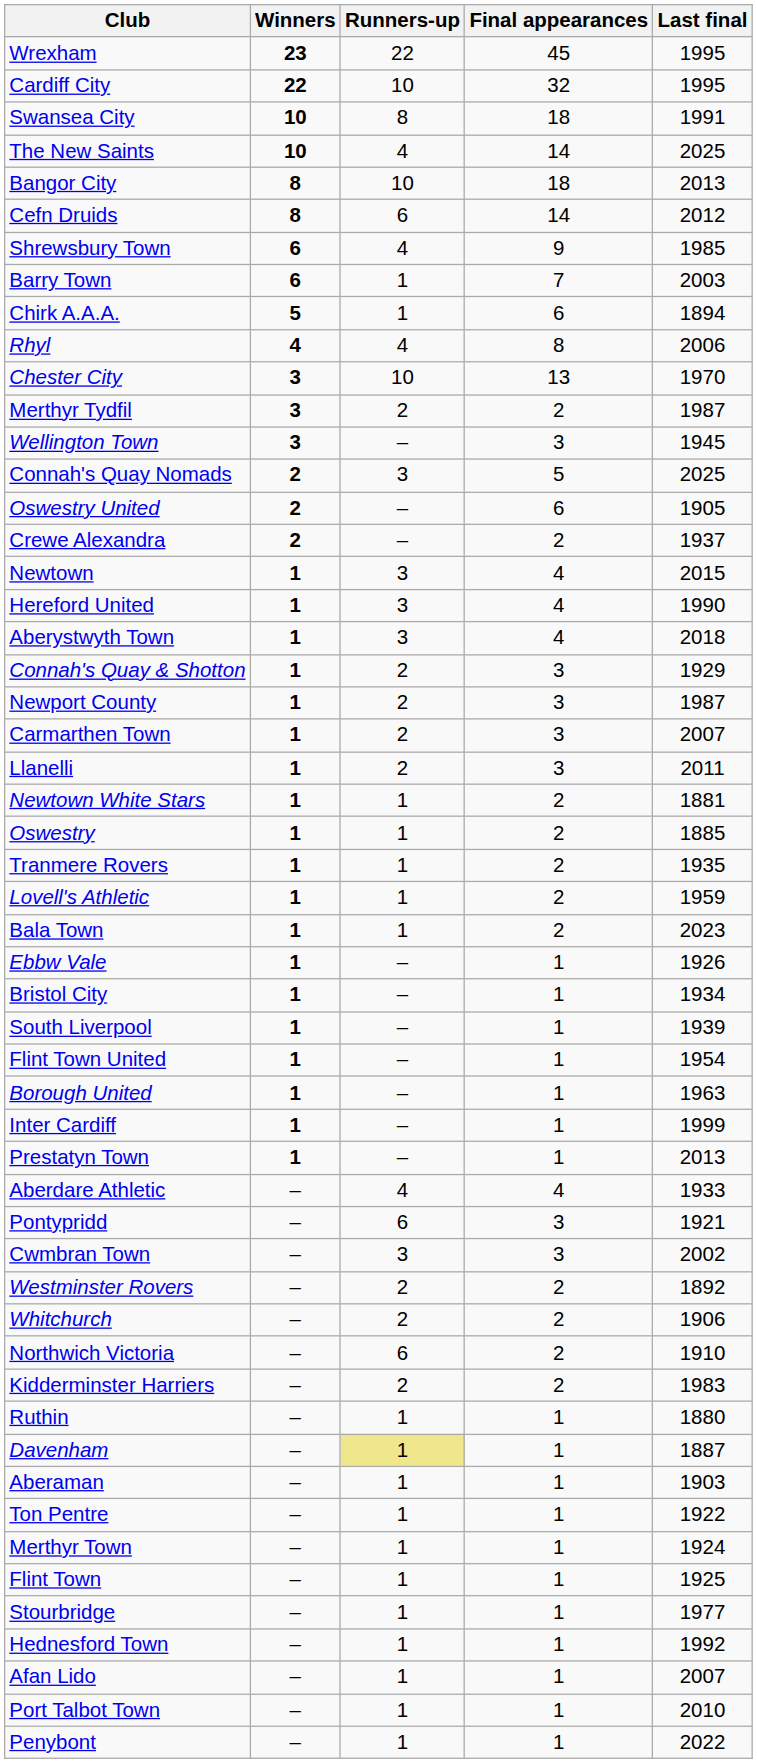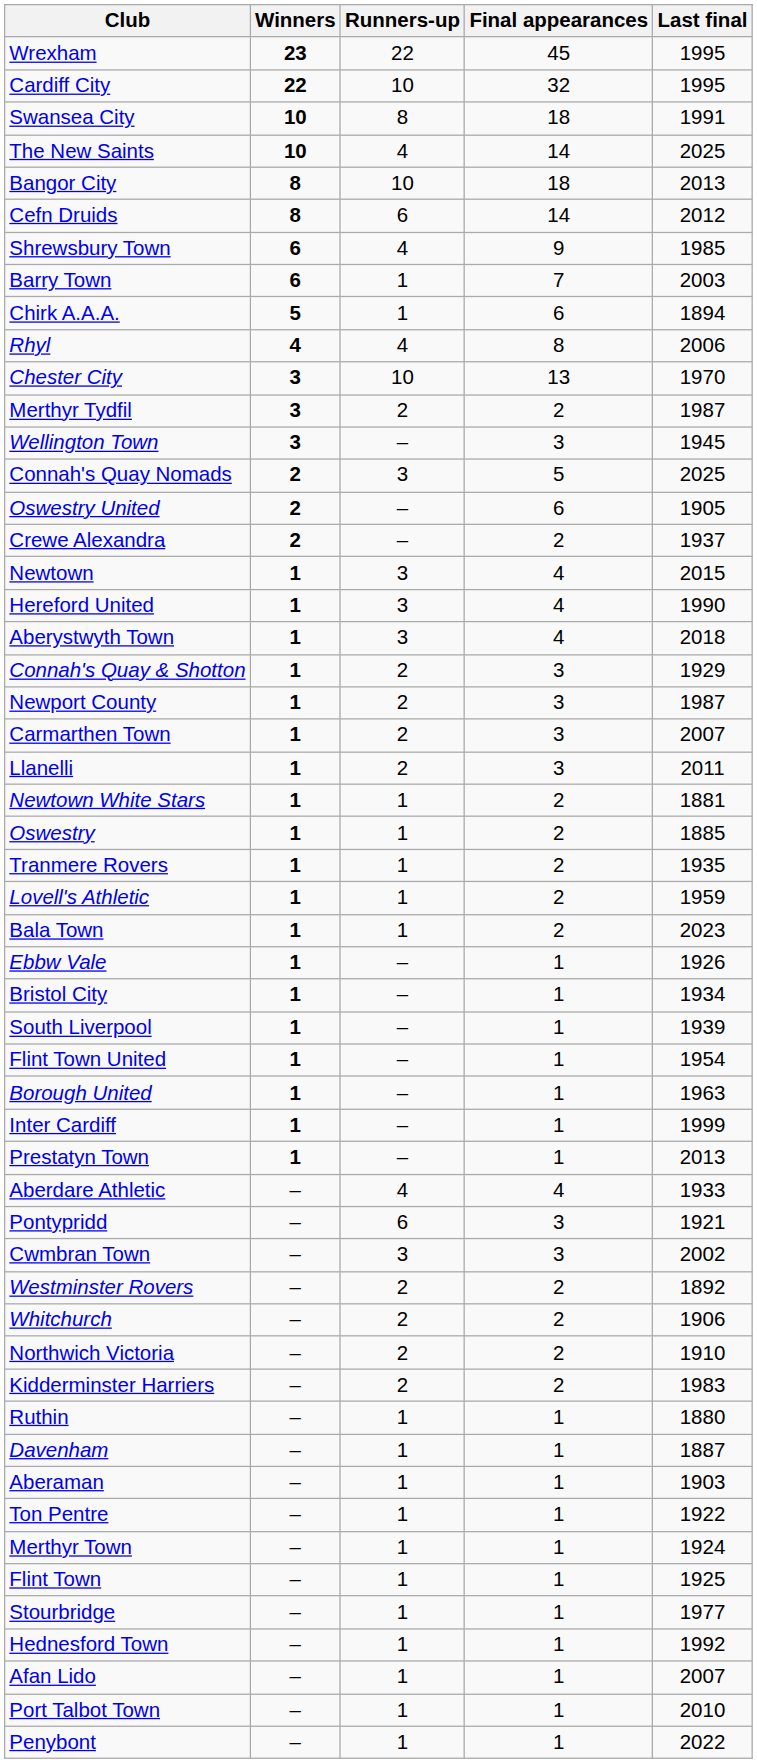(402, 1352) 6 -> (402, 1352) 2
(402, 1449) khaki background -> (402, 1449) no background
